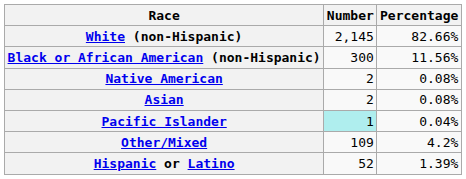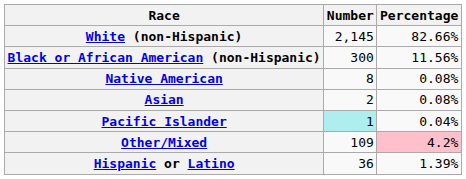(370, 79) 2 -> (370, 79) 8
(443, 142) no background -> (443, 142) pink background
(366, 163) 52 -> (366, 163) 36
